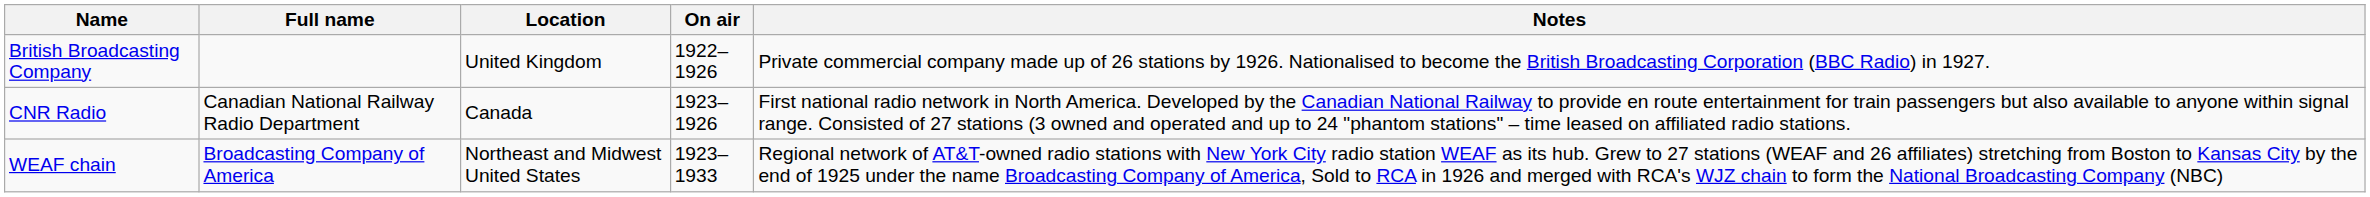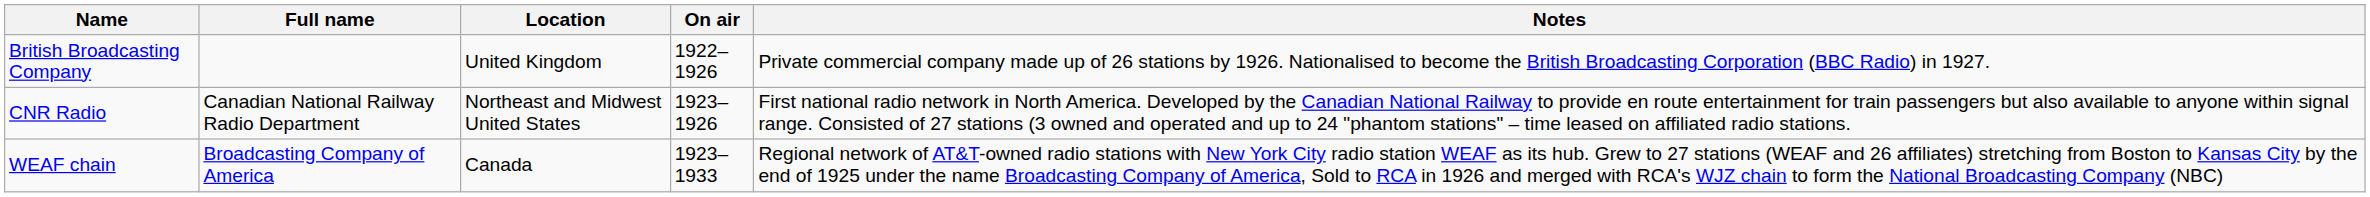(499, 113) Canada -> (563, 113) Northeast and Midwest United States
(563, 165) Northeast and Midwest United States -> (499, 165) Canada
